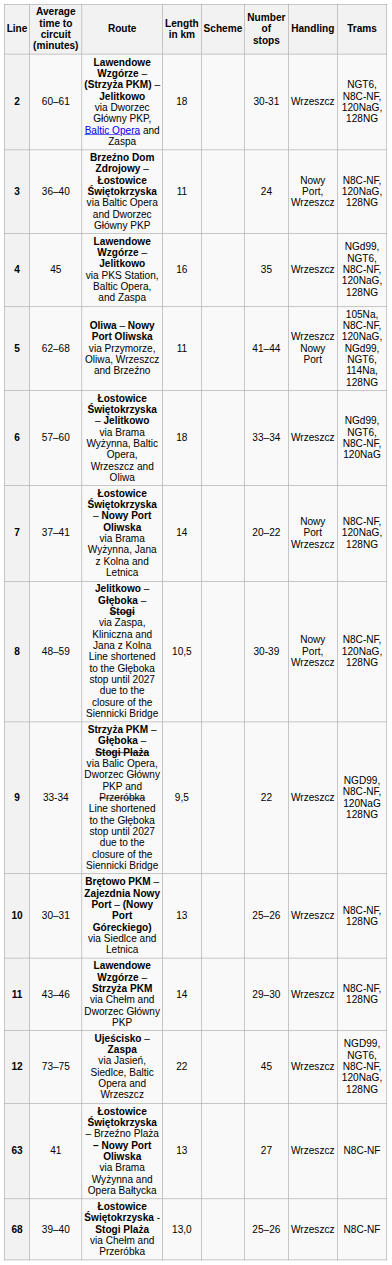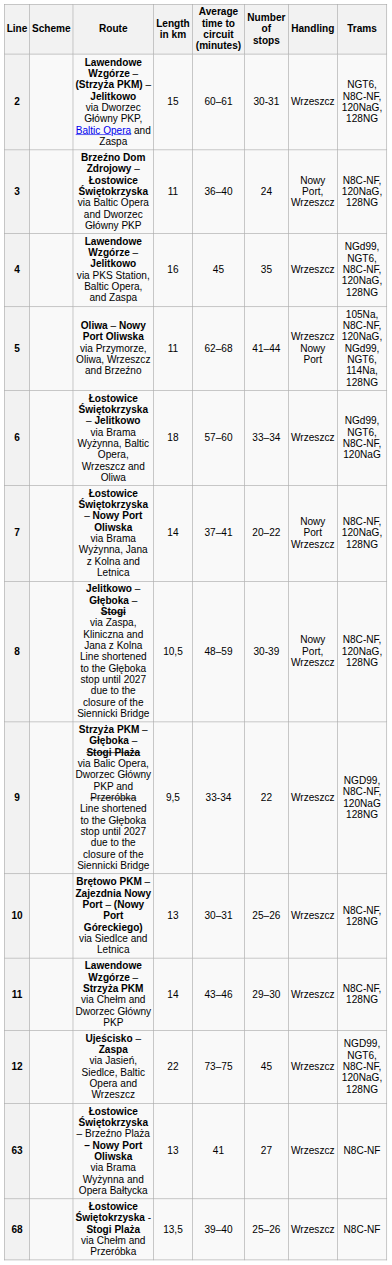columns swapped: (223, 29) <-> (56, 29)
(182, 102) 18 -> (173, 102) 15
(182, 1229) 13,0 -> (173, 1229) 13,5
